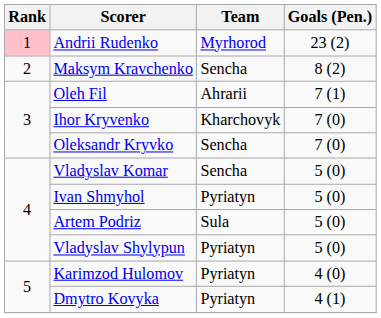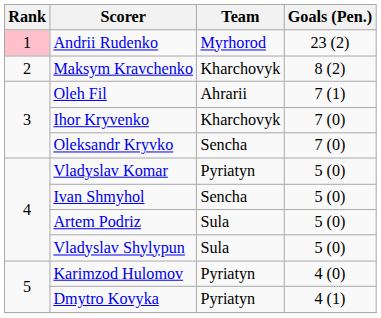(224, 68) Sencha -> (240, 68) Kharchovyk
(224, 171) Sencha -> (228, 171) Pyriatyn
(228, 196) Pyriatyn -> (224, 196) Sencha
(228, 247) Pyriatyn -> (215, 247) Sula
